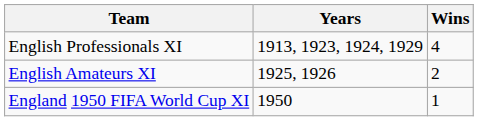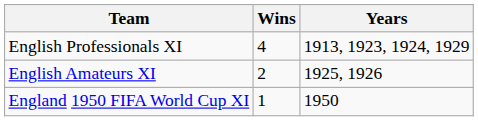columns swapped: (450, 18) <-> (340, 18)
